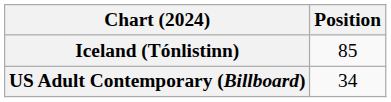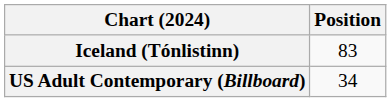(348, 50) 85 -> (348, 50) 83
